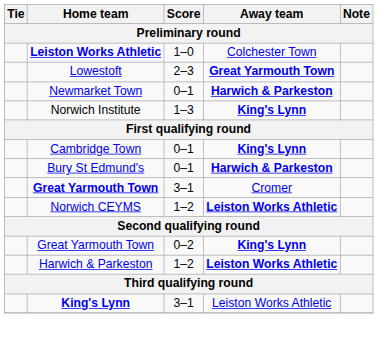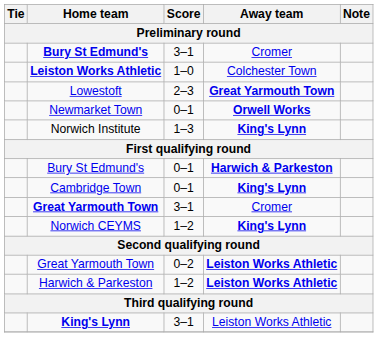+ row: (96, 52)
(272, 91) Harwich & Parkeston -> (272, 110) Orwell Works
rows swapped: (96, 168) <-> (96, 149)
(272, 206) Leiston Works Athletic -> (272, 226) King's Lynn
(272, 245) King's Lynn -> (272, 264) Leiston Works Athletic
